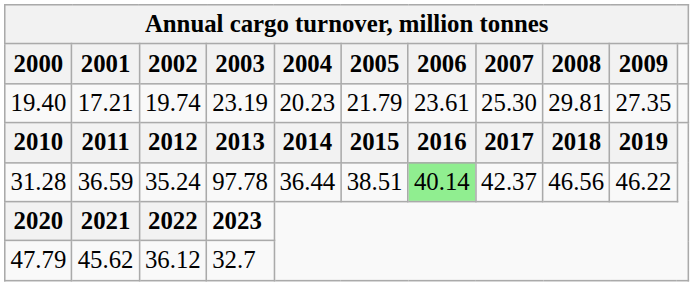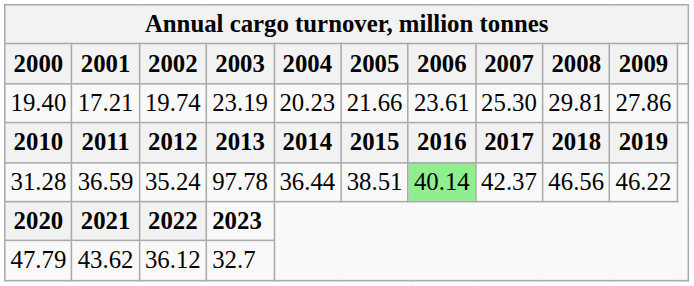(375, 102) 21.79 -> (375, 102) 21.66
(643, 102) 27.35 -> (643, 102) 27.86
(106, 260) 45.62 -> (106, 260) 43.62
